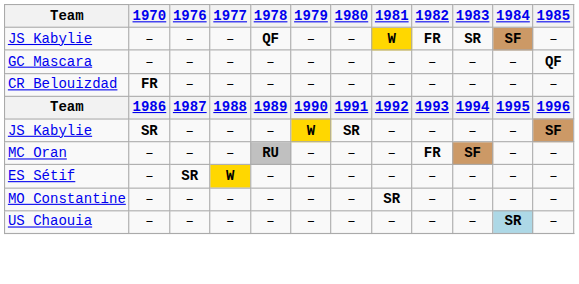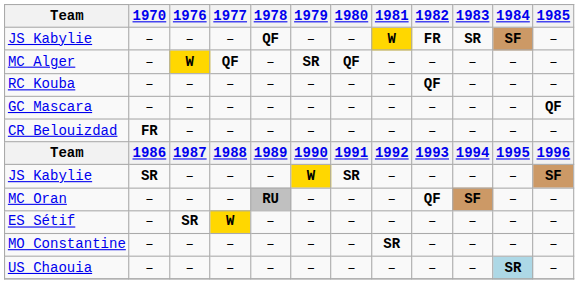+ row: (42, 62)
+ row: (42, 85)
(432, 153) FR -> (432, 199) QF
